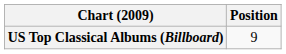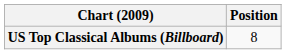(254, 37) 9 -> (254, 37) 8
